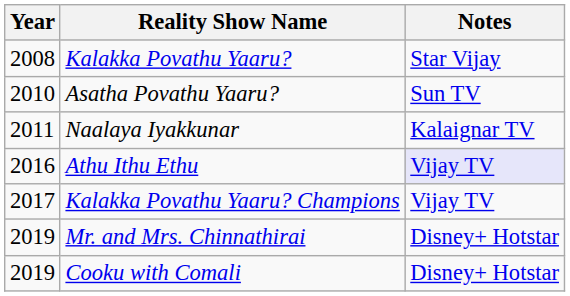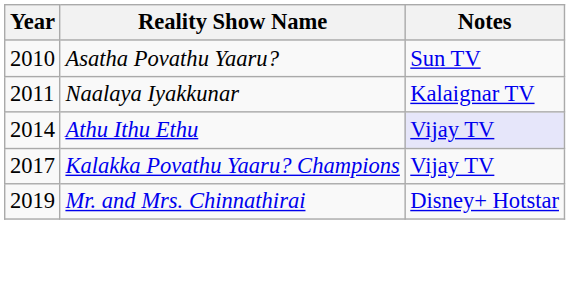- row: (178, 58)
(32, 165) 2016 -> (32, 129) 2014
- row: (153, 272)
